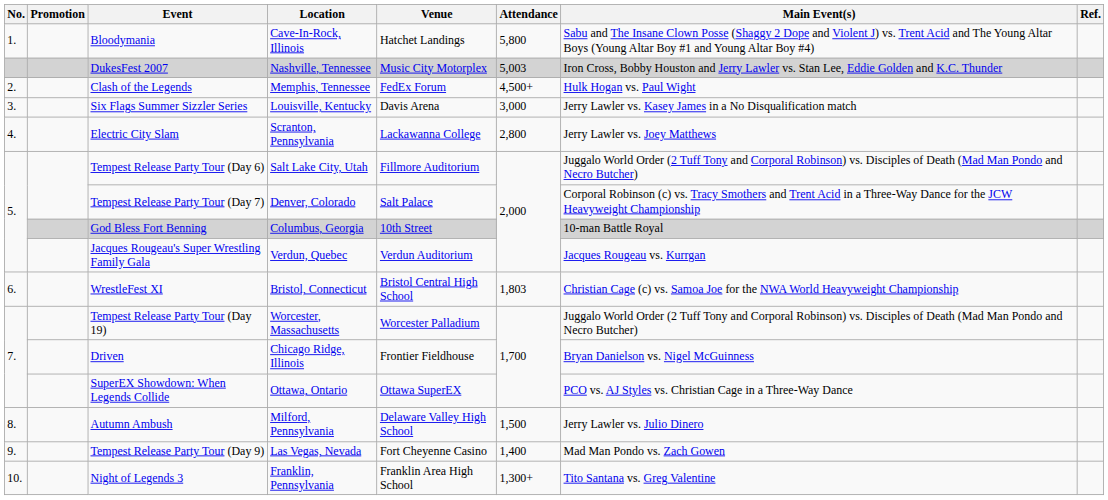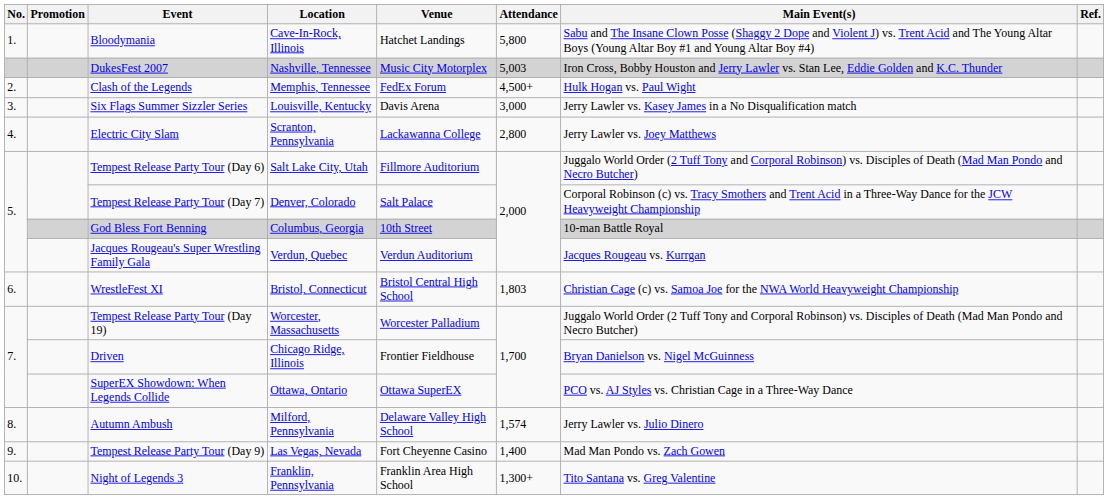(513, 424) 1,500 -> (513, 424) 1,574
